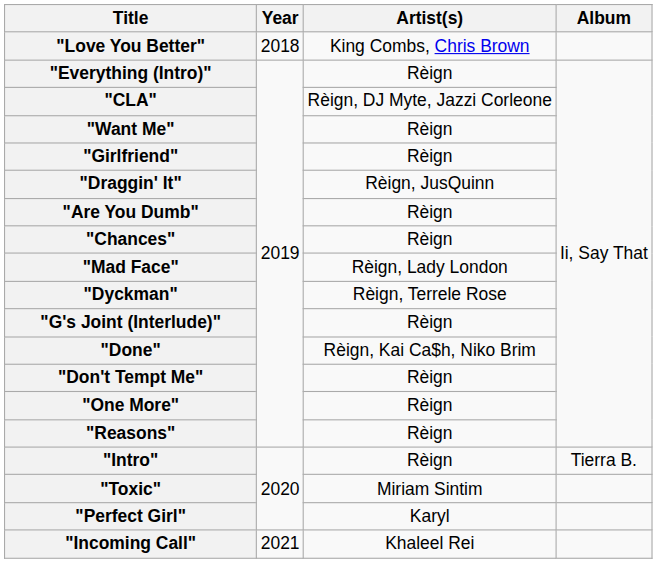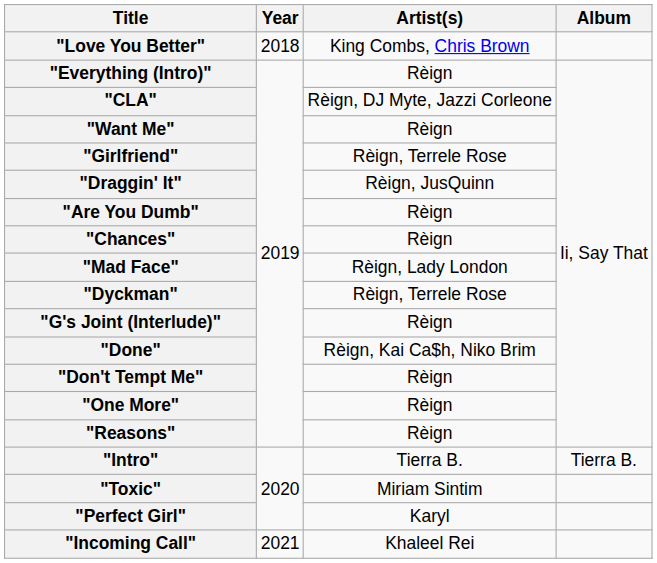(430, 156) Rèign -> (430, 156) Rèign, Terrele Rose
(430, 460) Rèign -> (430, 460) Tierra B.
